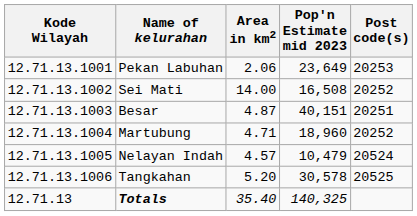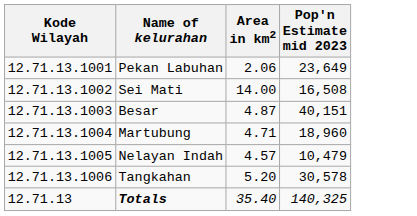- column: (381, 31)
